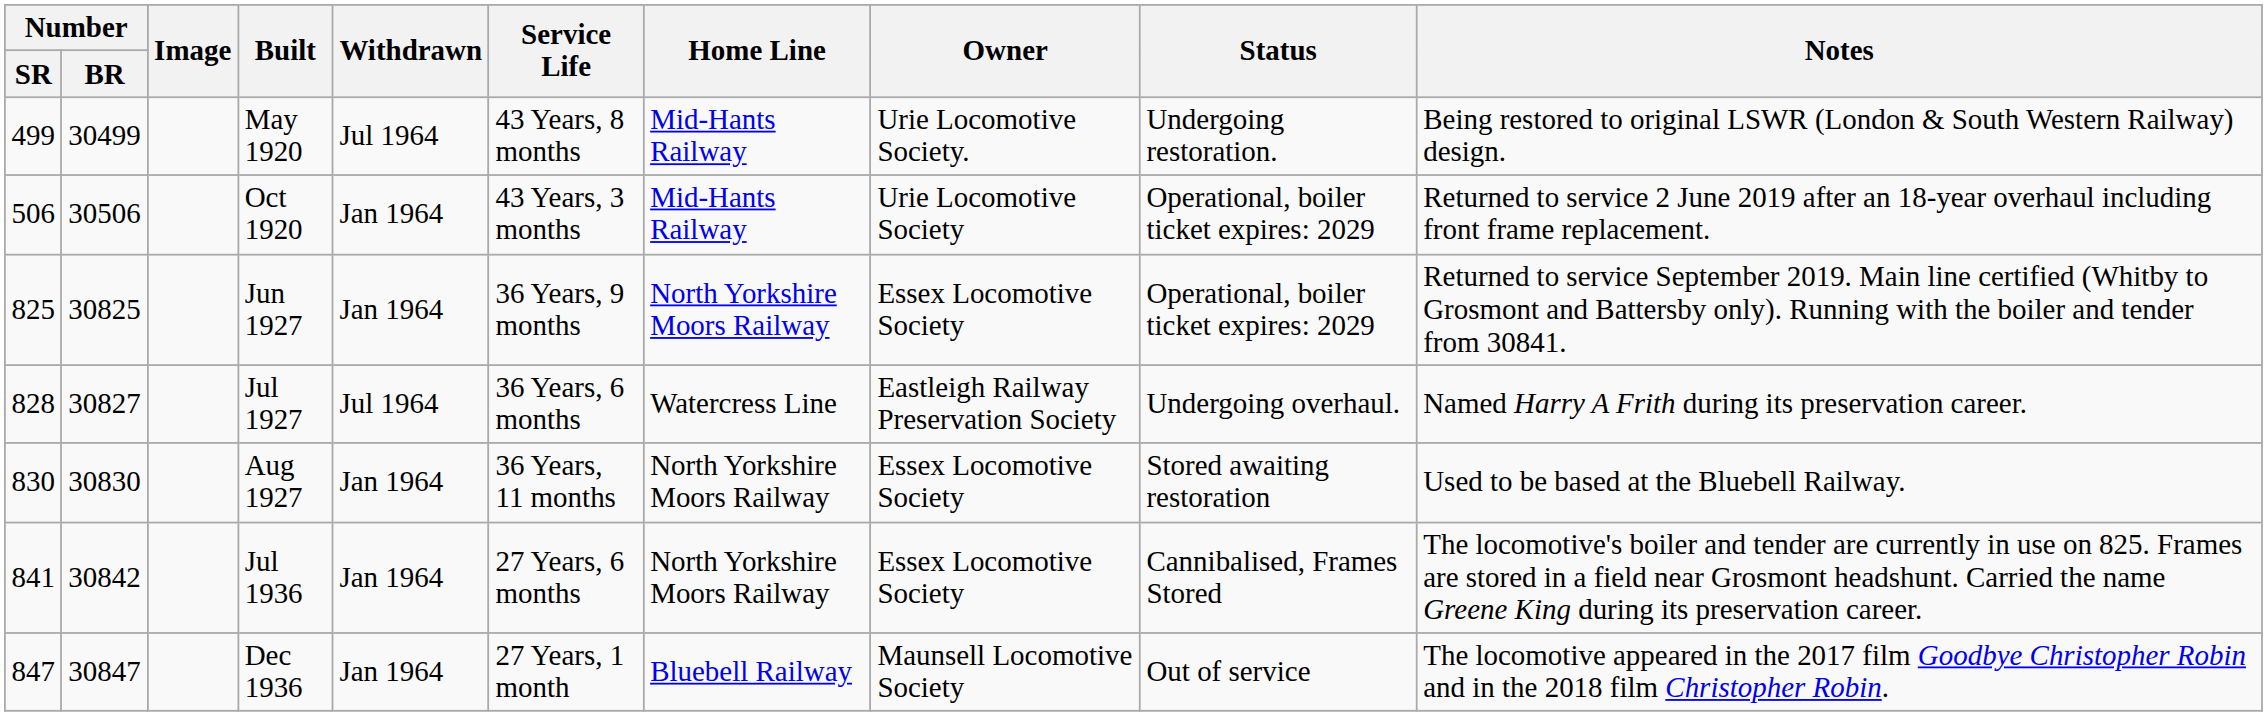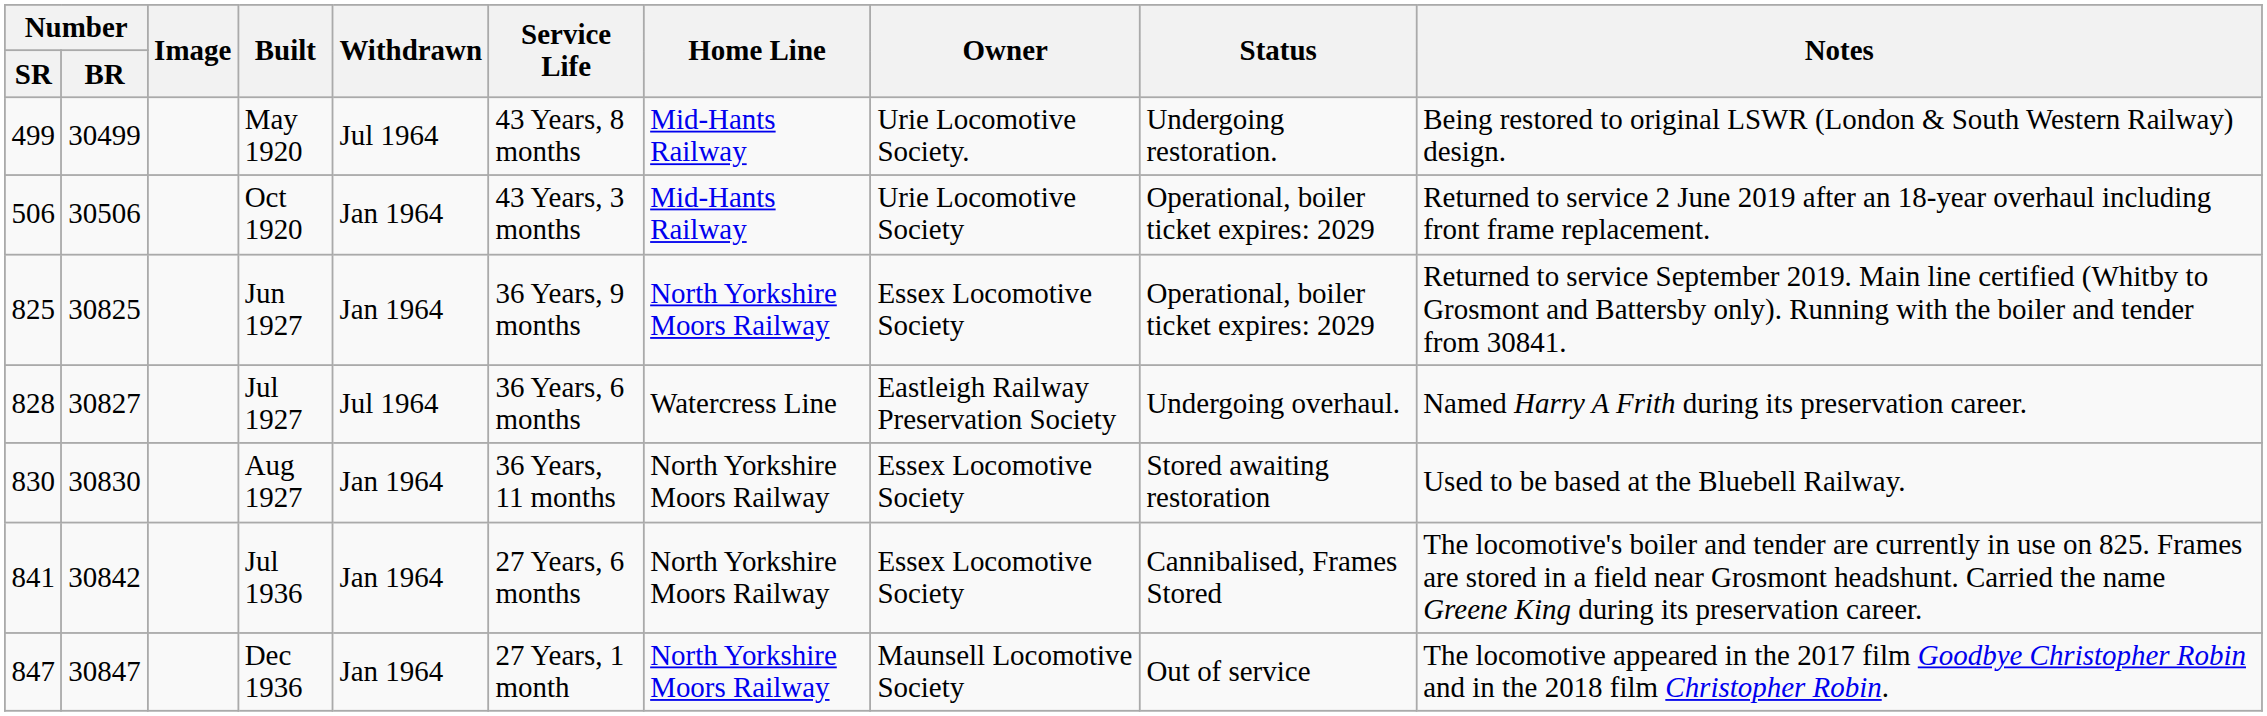(751, 671) Bluebell Railway -> (743, 671) North Yorkshire Moors Railway
